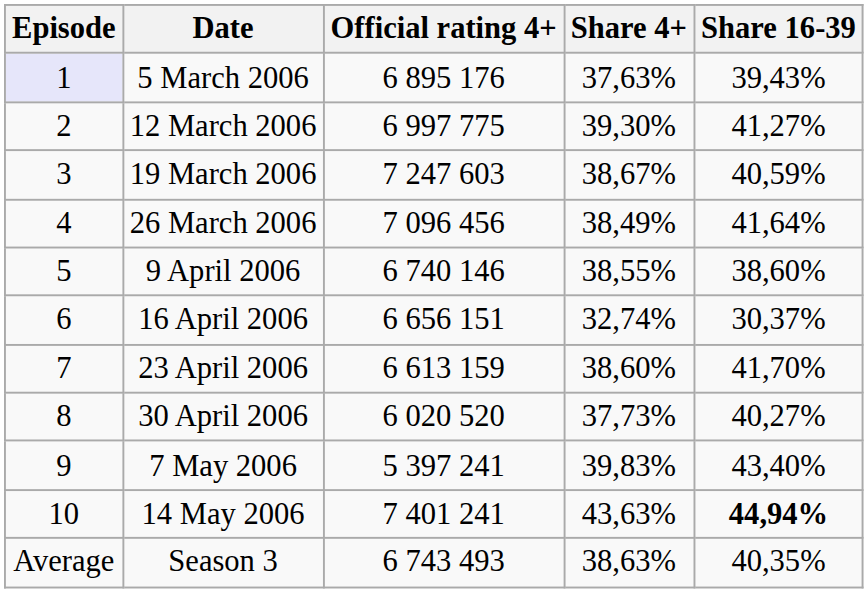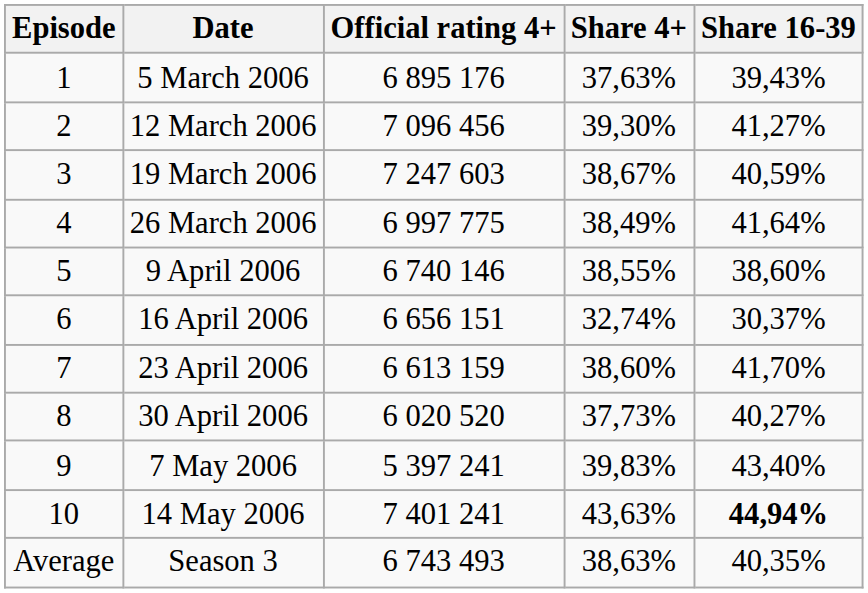(64, 77) lavender background -> (64, 77) no background
(444, 125) 6 997 775 -> (444, 125) 7 096 456
(444, 222) 7 096 456 -> (444, 222) 6 997 775
